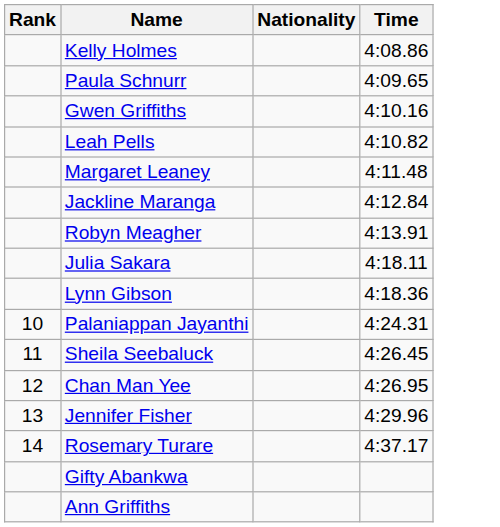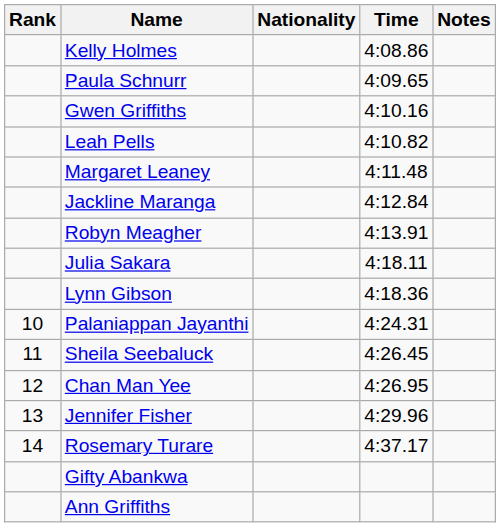+ column: (464, 19)
